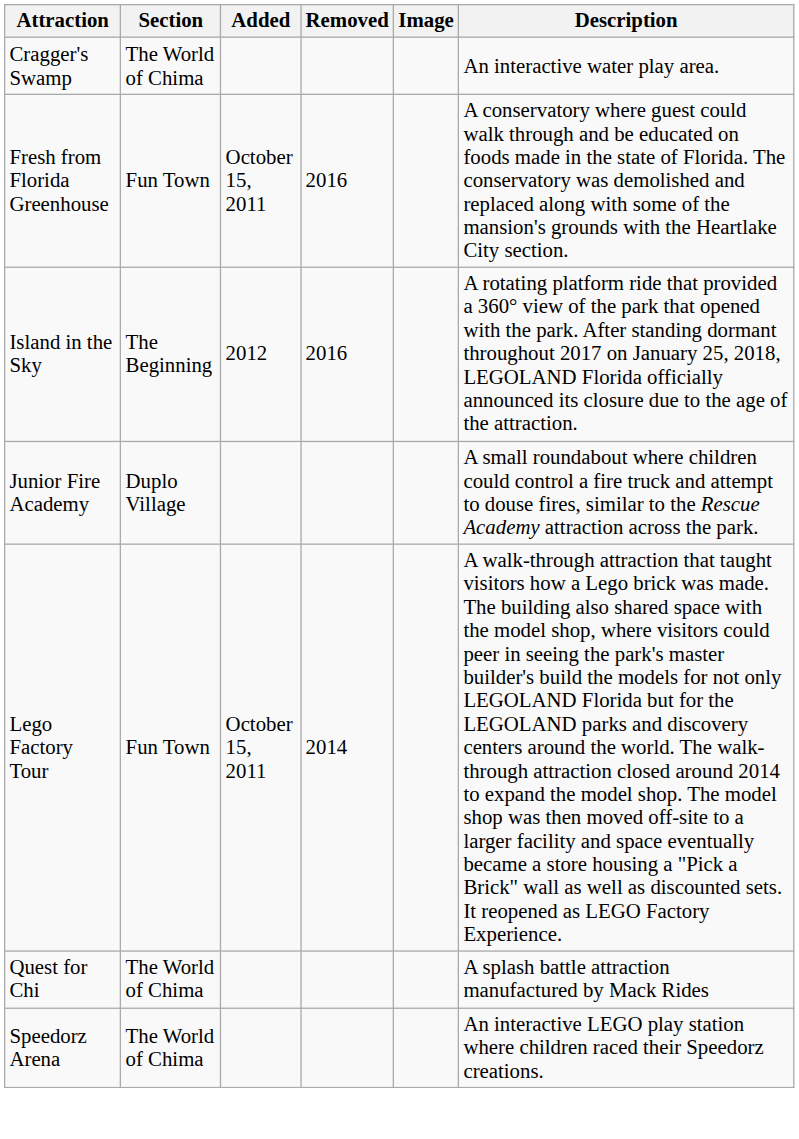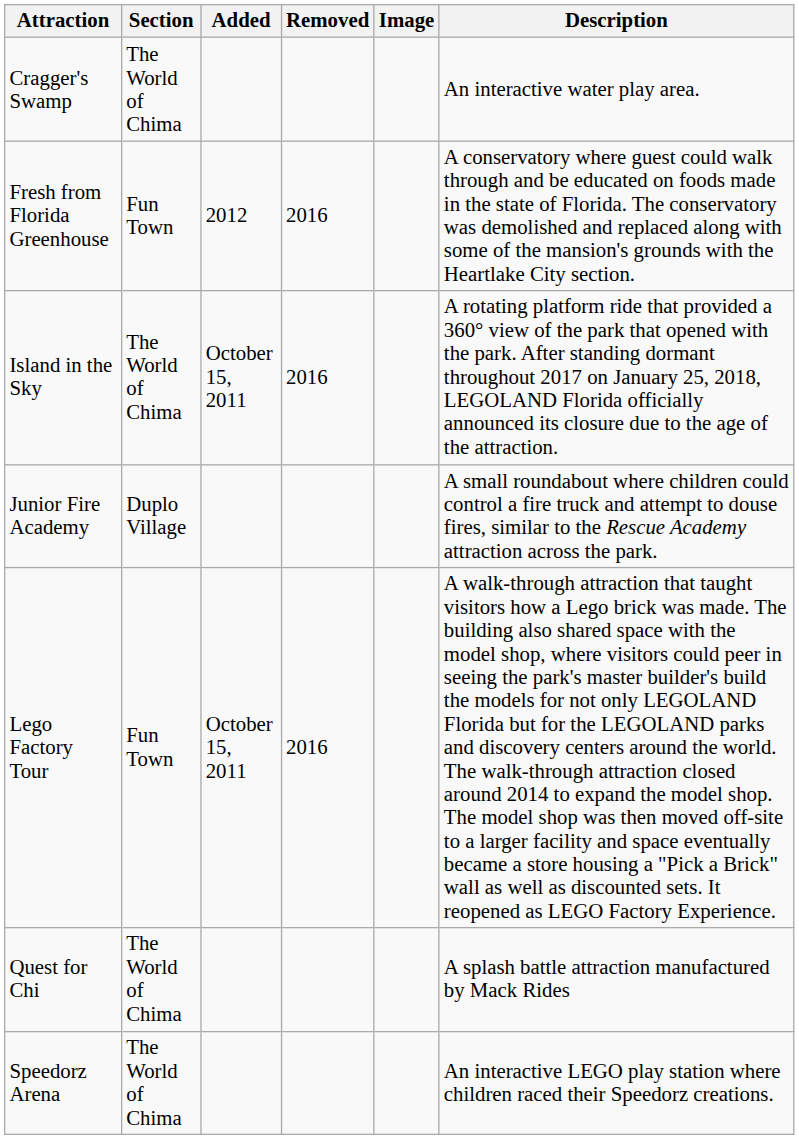(259, 180) October 15, 2011 -> (227, 215) 2012
(169, 353) The Beginning -> (154, 377) The World of Chima
(246, 353) 2012 -> (239, 377) October 15, 2011
(326, 747) 2014 -> (307, 747) 2016
